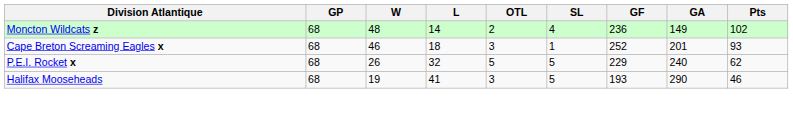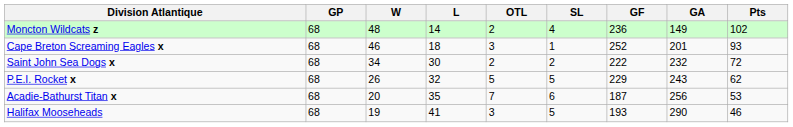+ row: (61, 63)
(678, 63) 240 -> (678, 79) 243
+ row: (62, 96)
